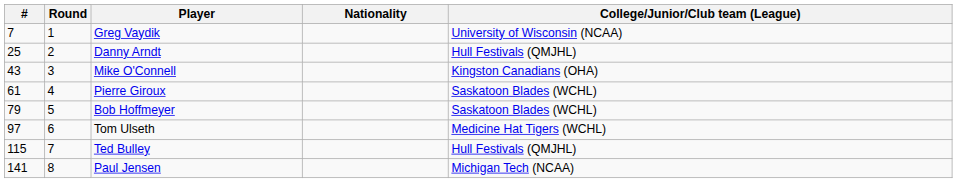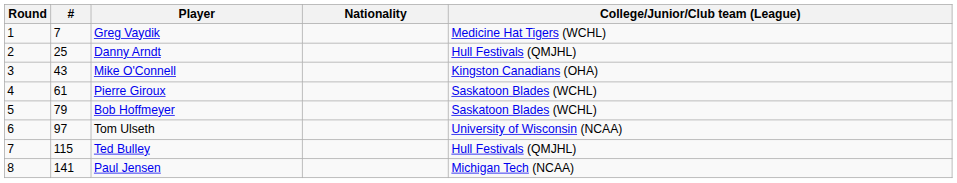columns swapped: (68, 14) <-> (25, 14)
(537, 33) University of Wisconsin (NCAA) -> (529, 33) Medicine Hat Tigers (WCHL)
(529, 129) Medicine Hat Tigers (WCHL) -> (537, 129) University of Wisconsin (NCAA)
